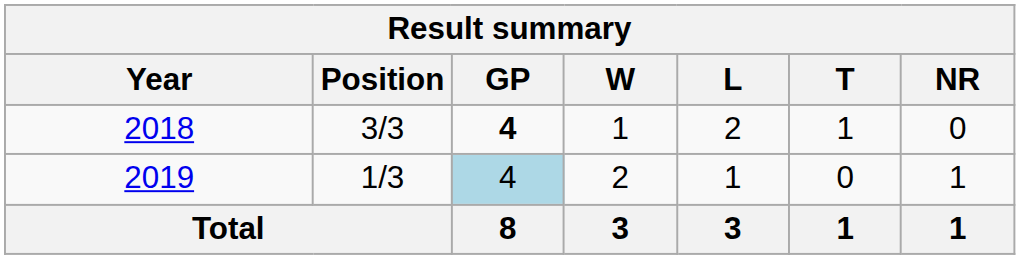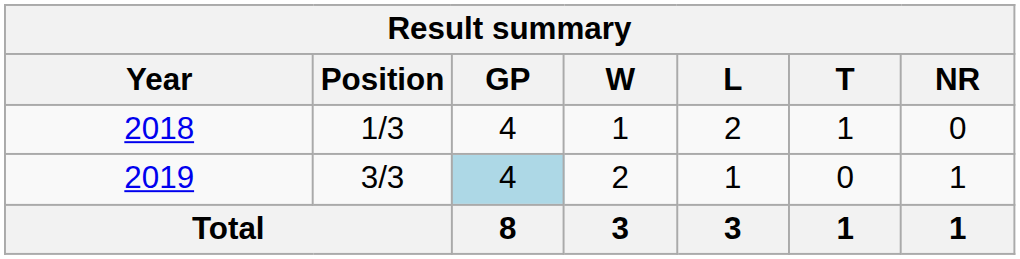(382, 128) 3/3 -> (382, 128) 1/3
(508, 128) bold -> (508, 128) normal
(382, 178) 1/3 -> (382, 178) 3/3
